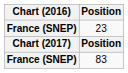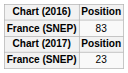rows swapped: (101, 28) <-> (101, 60)
